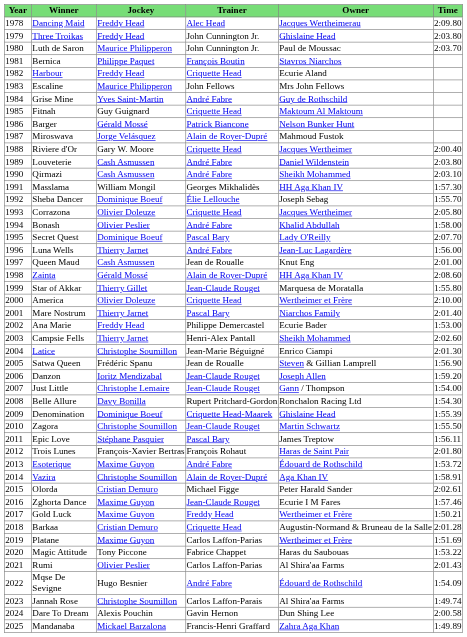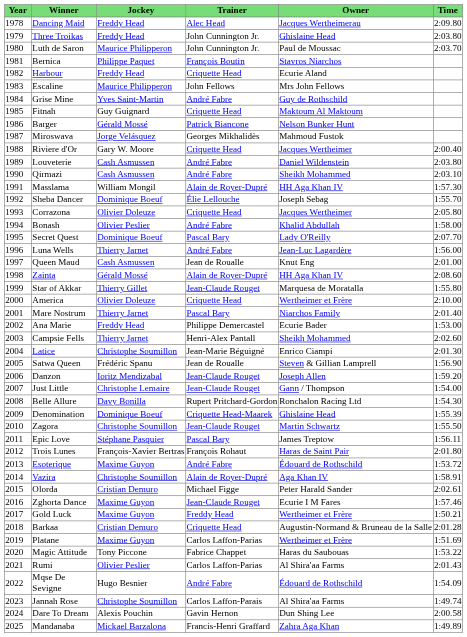(227, 136) Alain de Royer-Dupré -> (223, 136) Georges Mikhalidès
(223, 187) Georges Mikhalidès -> (227, 187) Alain de Royer-Dupré
